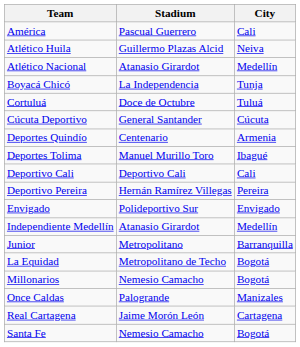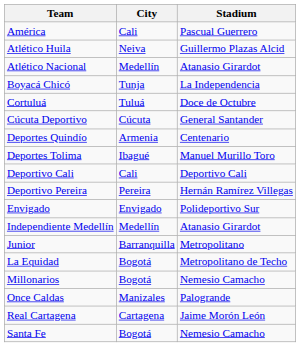columns swapped: (265, 13) <-> (175, 13)
